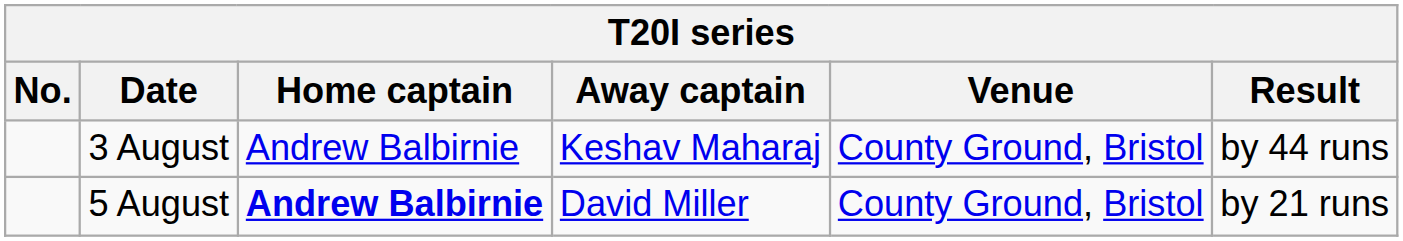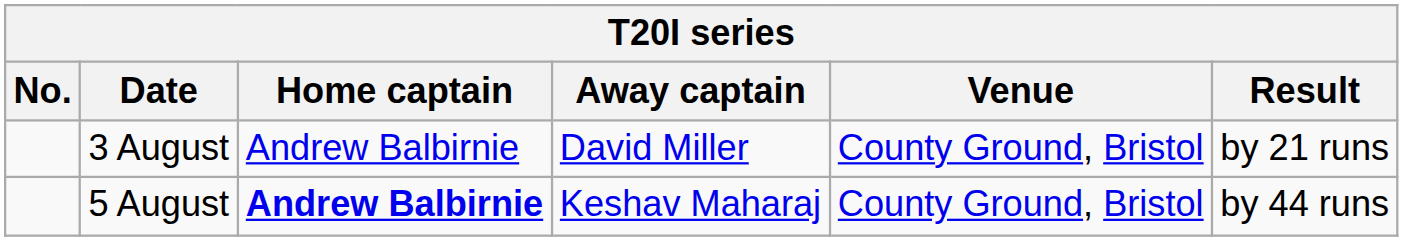(691, 147) Keshav Maharaj -> (654, 147) David Miller
(1305, 147) by 44 runs -> (1305, 147) by 21 runs
(654, 205) David Miller -> (691, 205) Keshav Maharaj
(1305, 205) by 21 runs -> (1305, 205) by 44 runs
